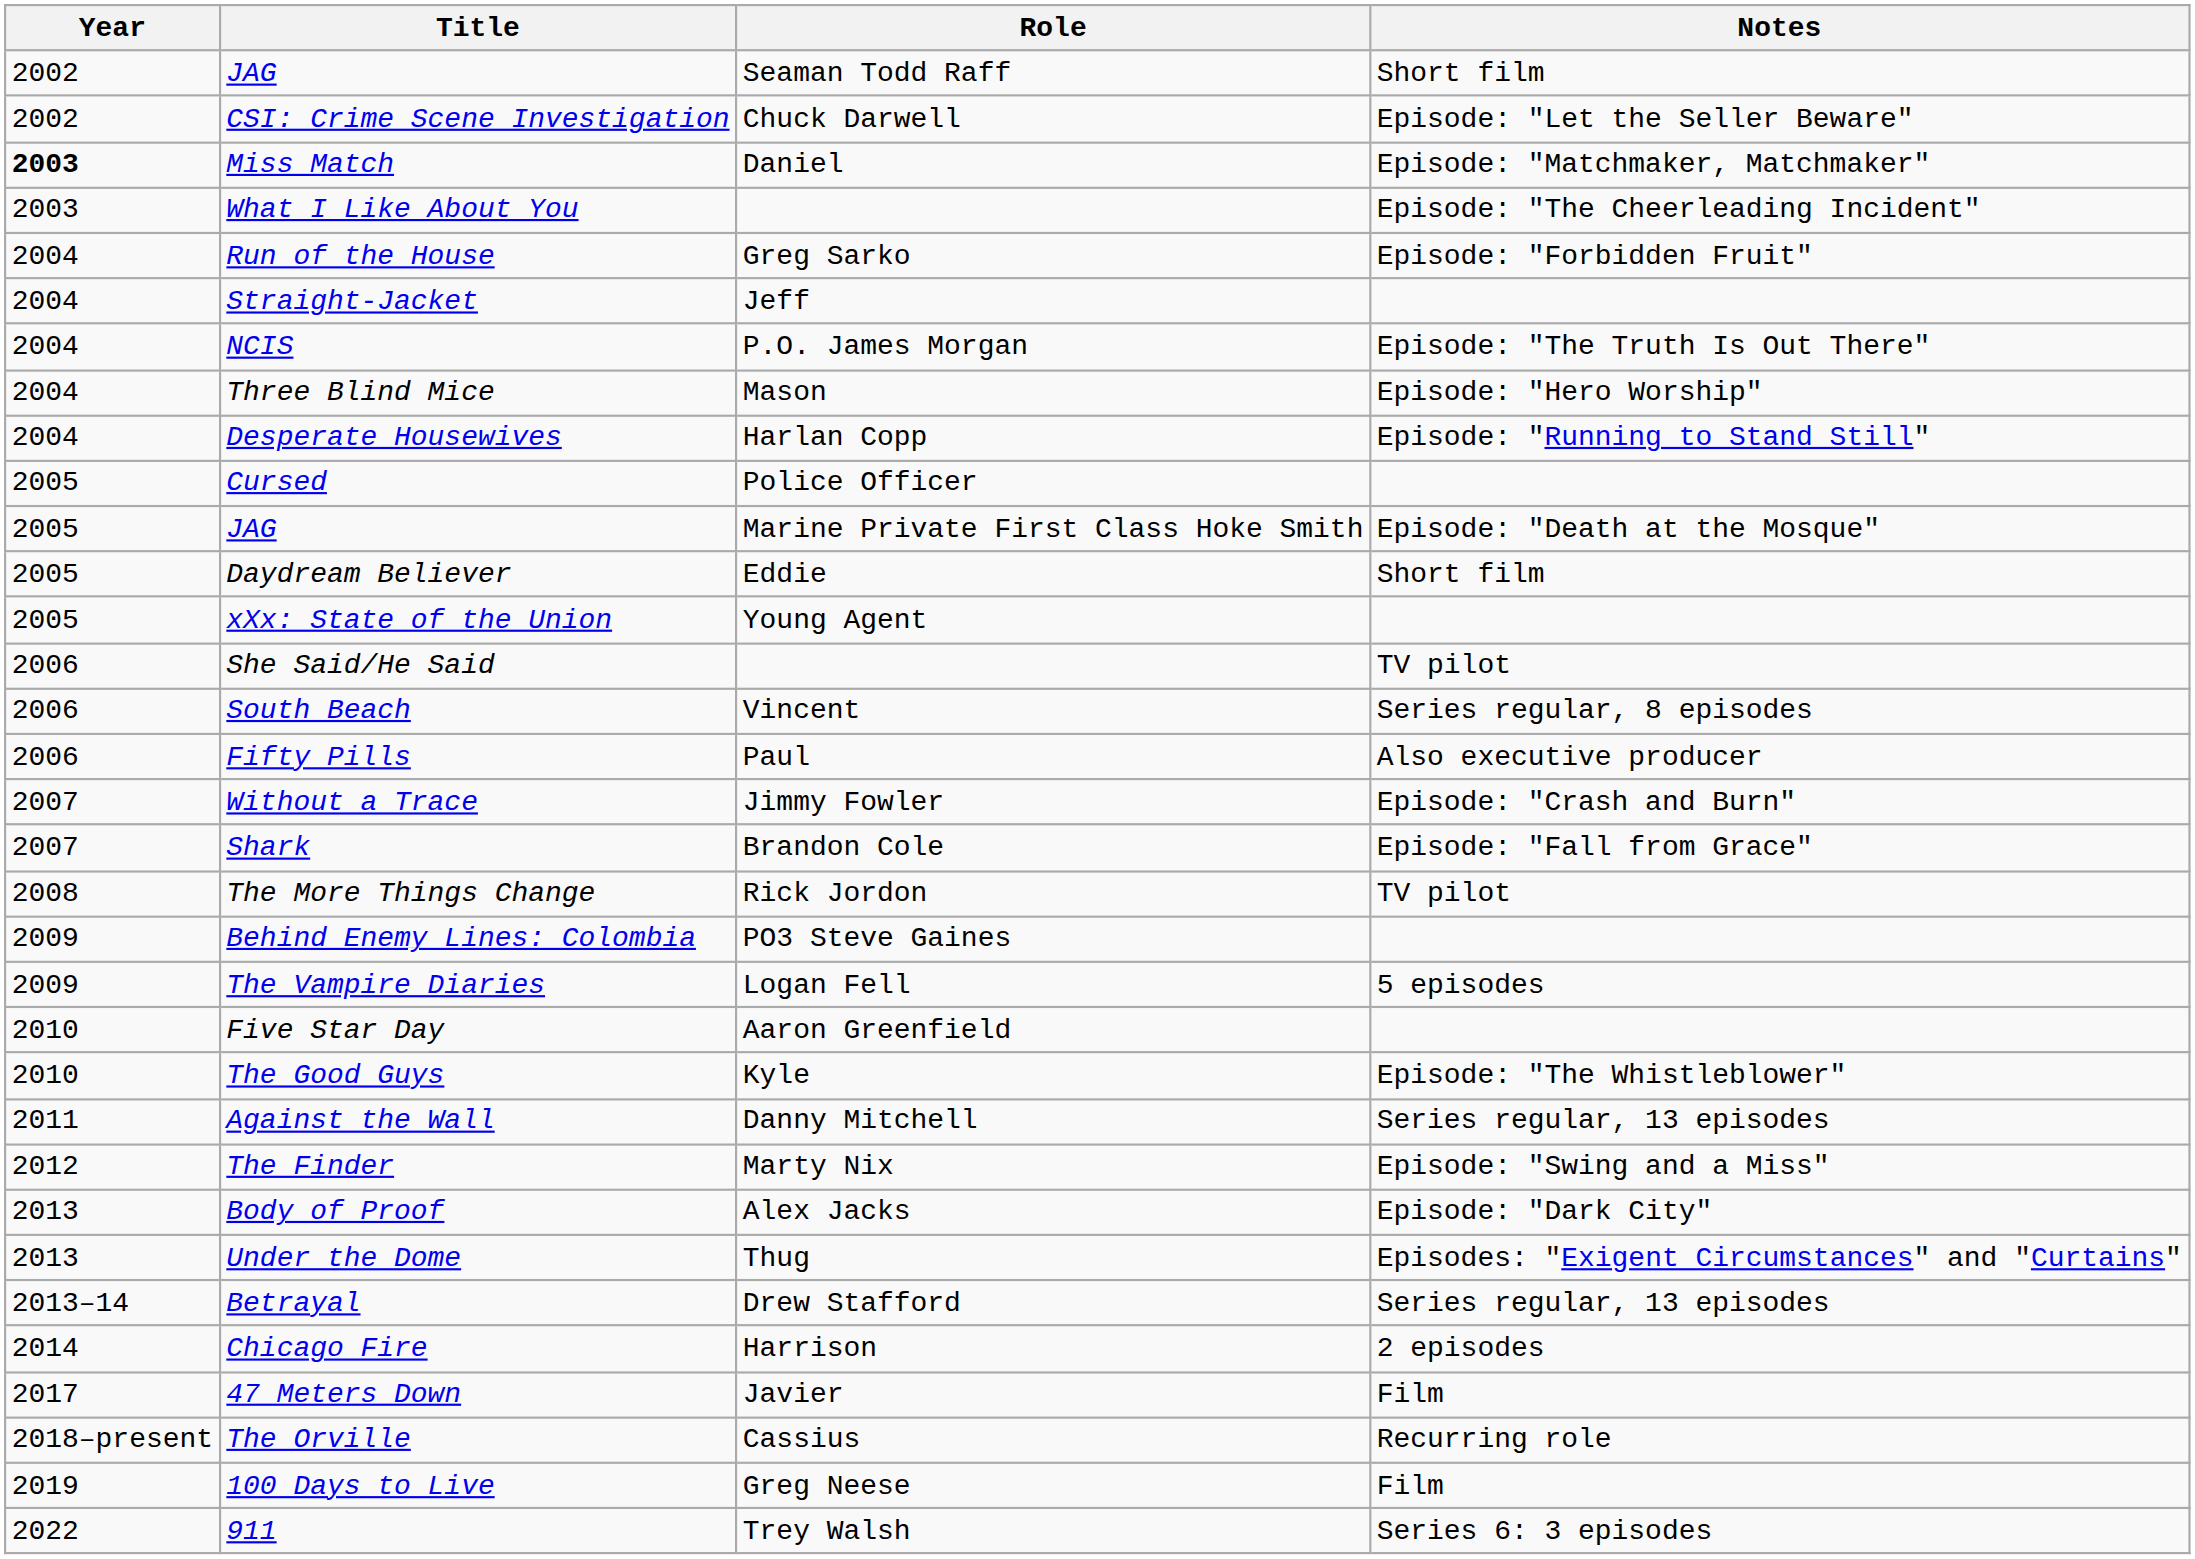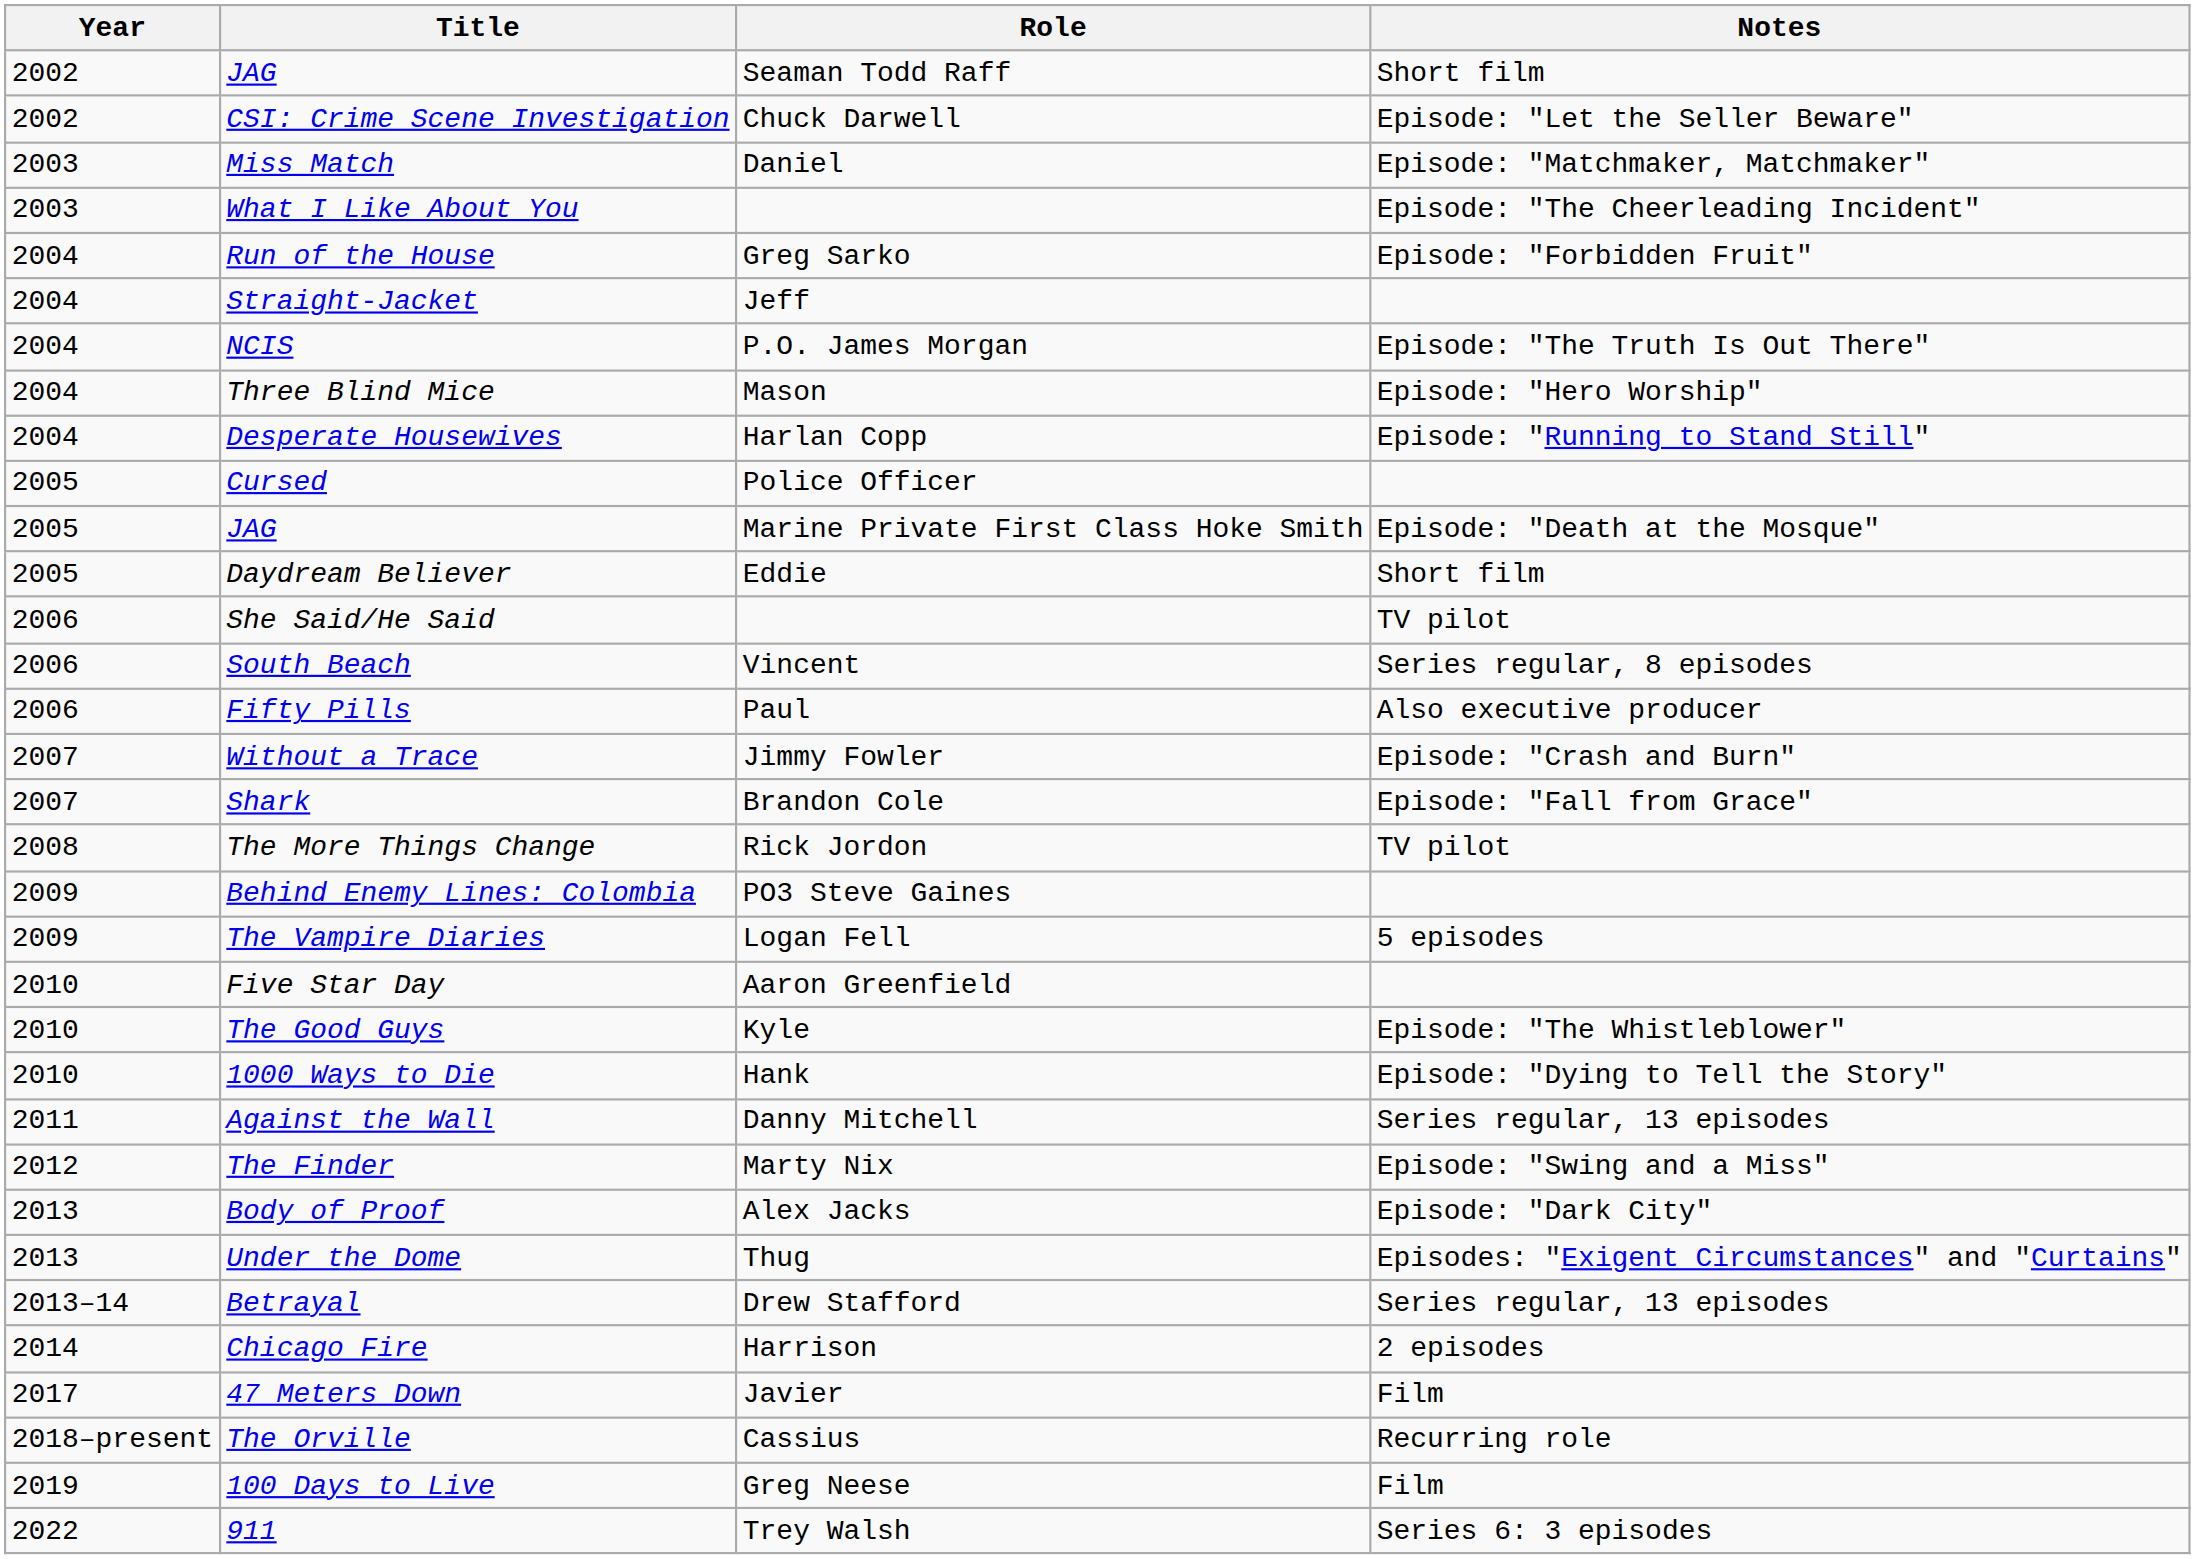(45, 165) bold -> (45, 165) normal
- row: (419, 620)
+ row: (361, 1076)
